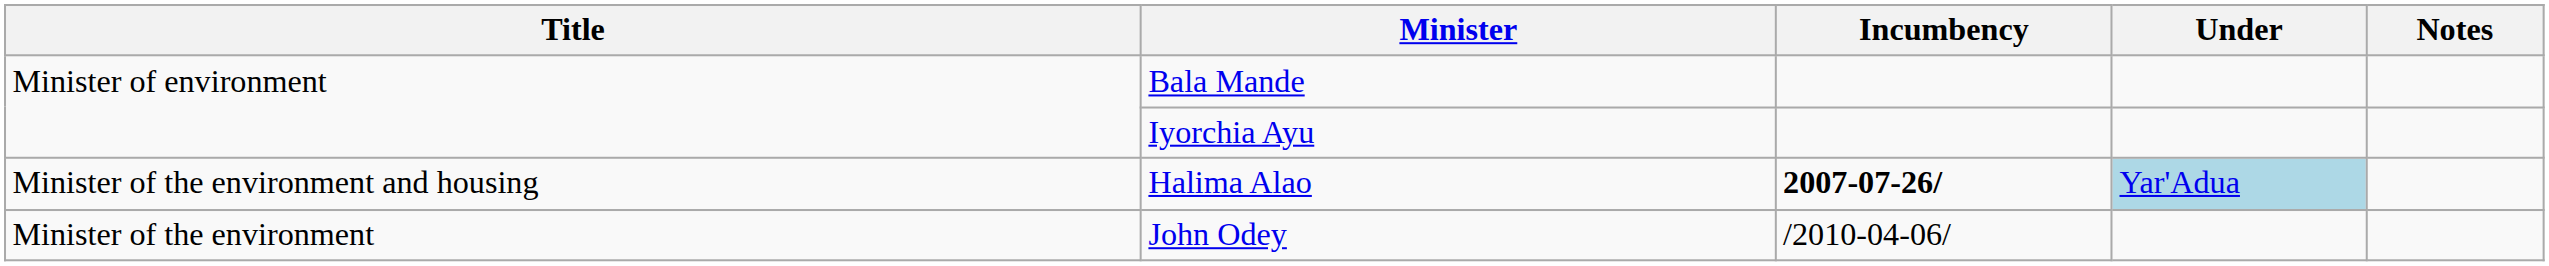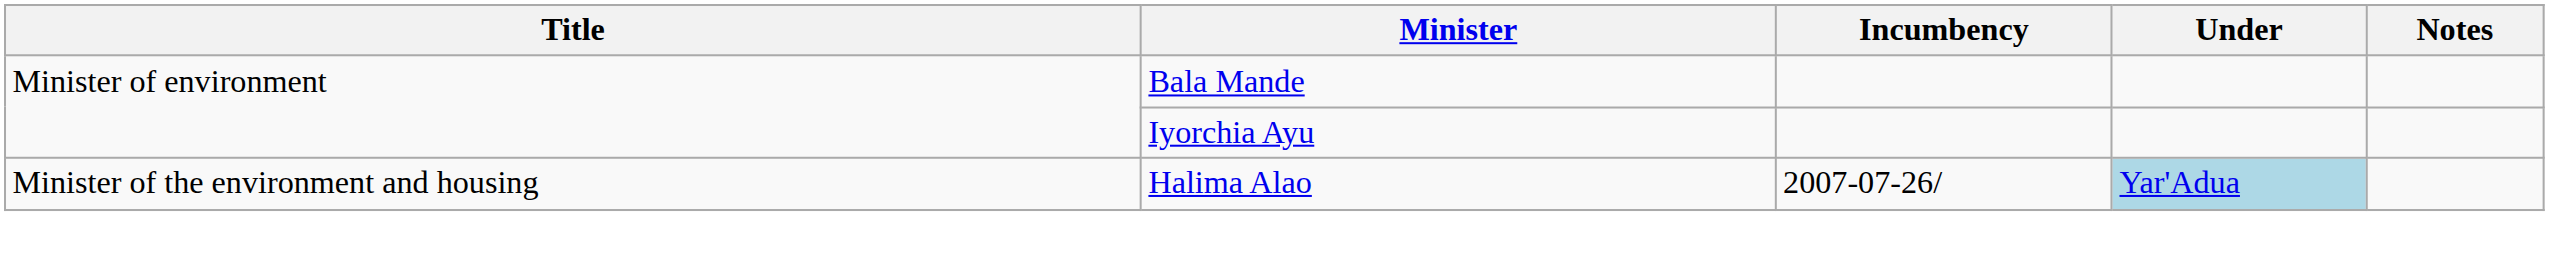(1863, 183) bold -> (1863, 183) normal
- row: (1218, 234)
